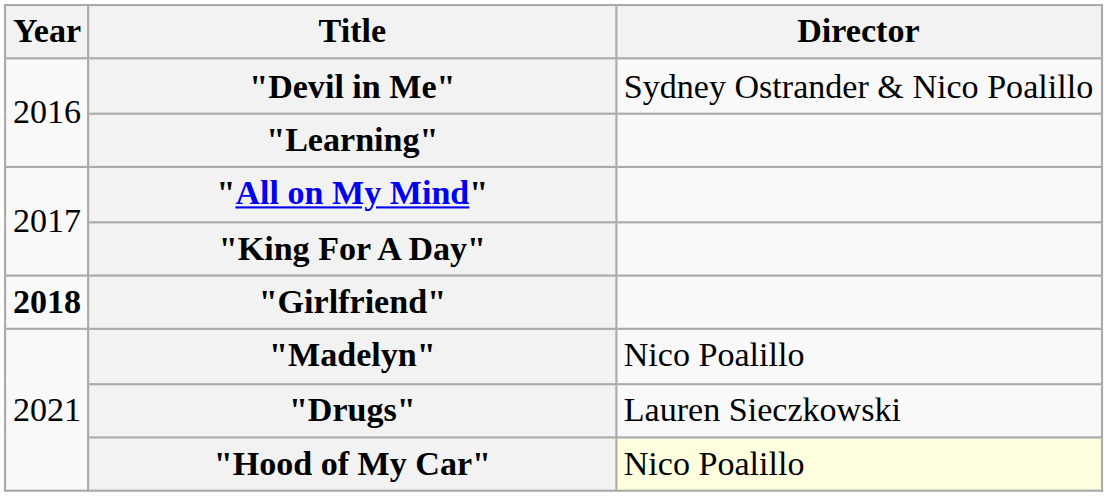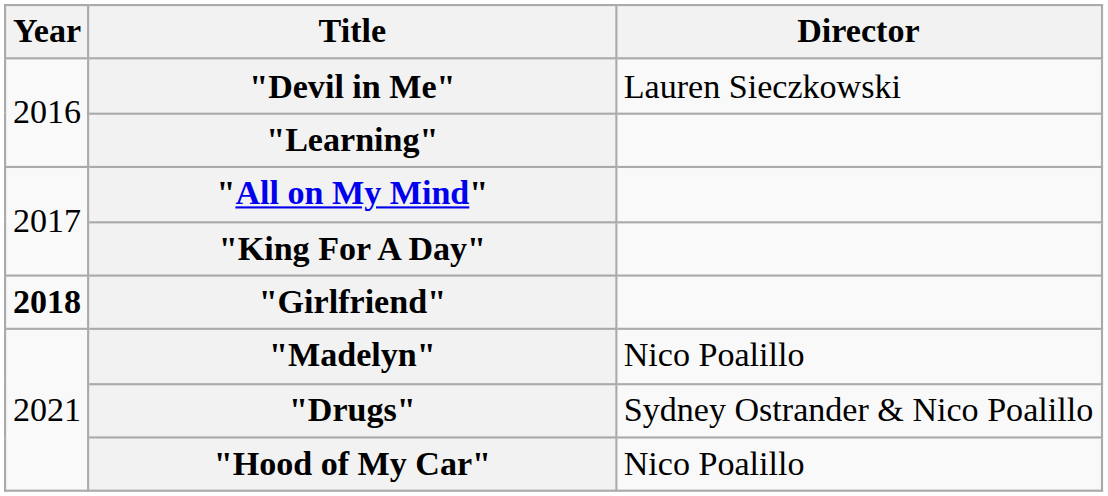(858, 85) Sydney Ostrander & Nico Poalillo -> (762, 85) Lauren Sieczkowski
(762, 409) Lauren Sieczkowski -> (858, 409) Sydney Ostrander & Nico Poalillo
(714, 463) lightyellow background -> (714, 463) no background
